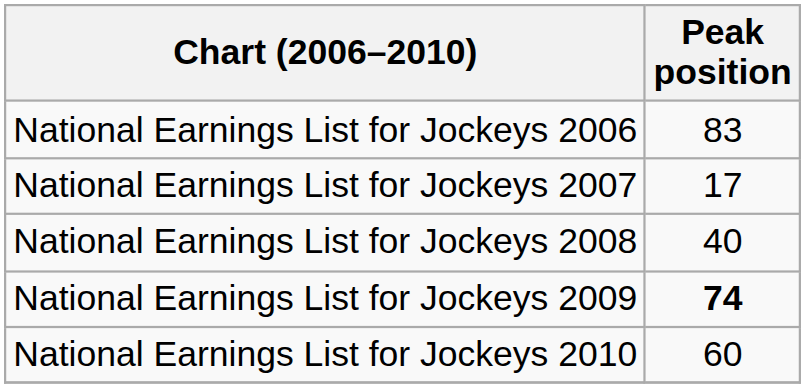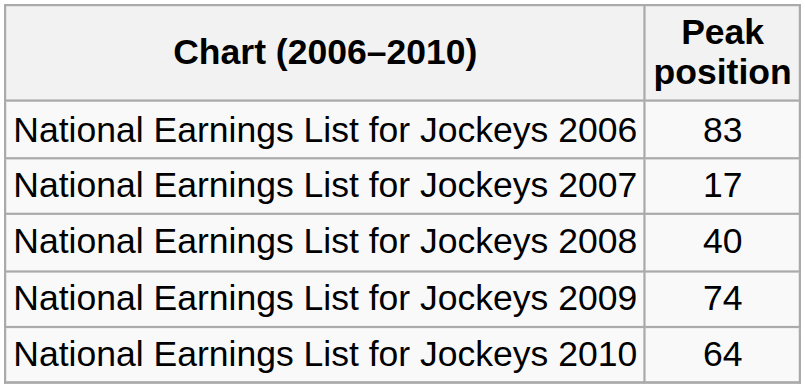(723, 297) bold -> (723, 297) normal
(723, 354) 60 -> (723, 354) 64
